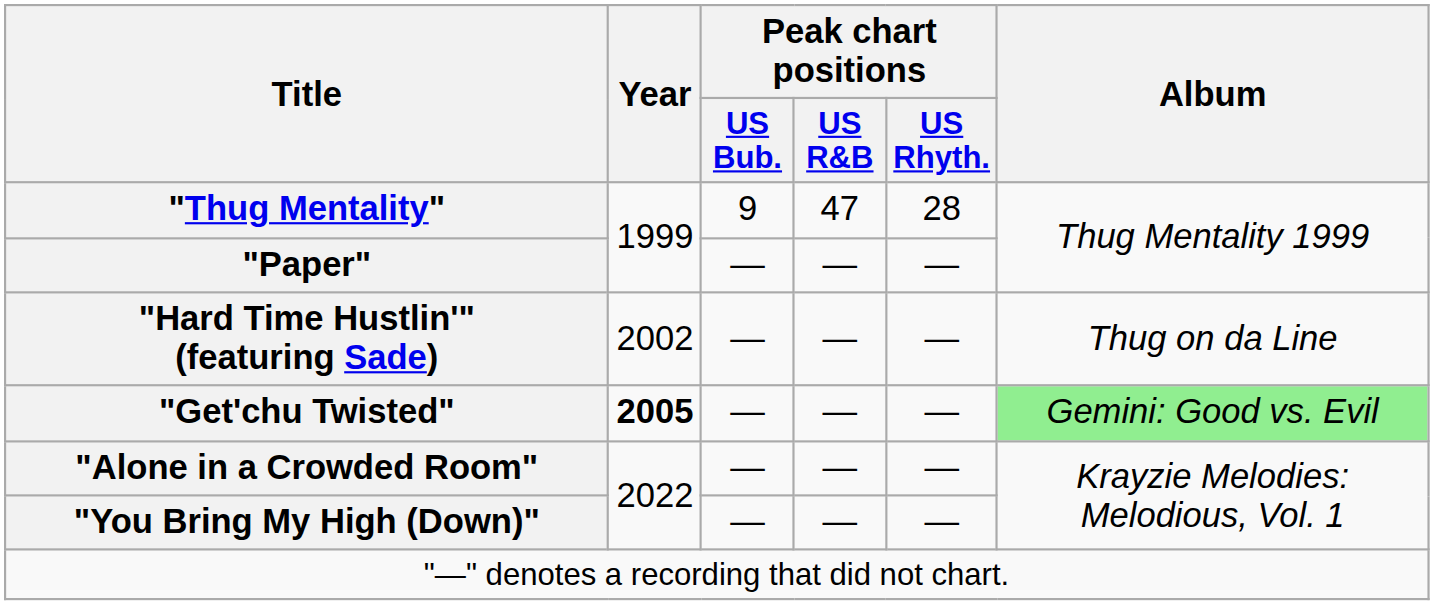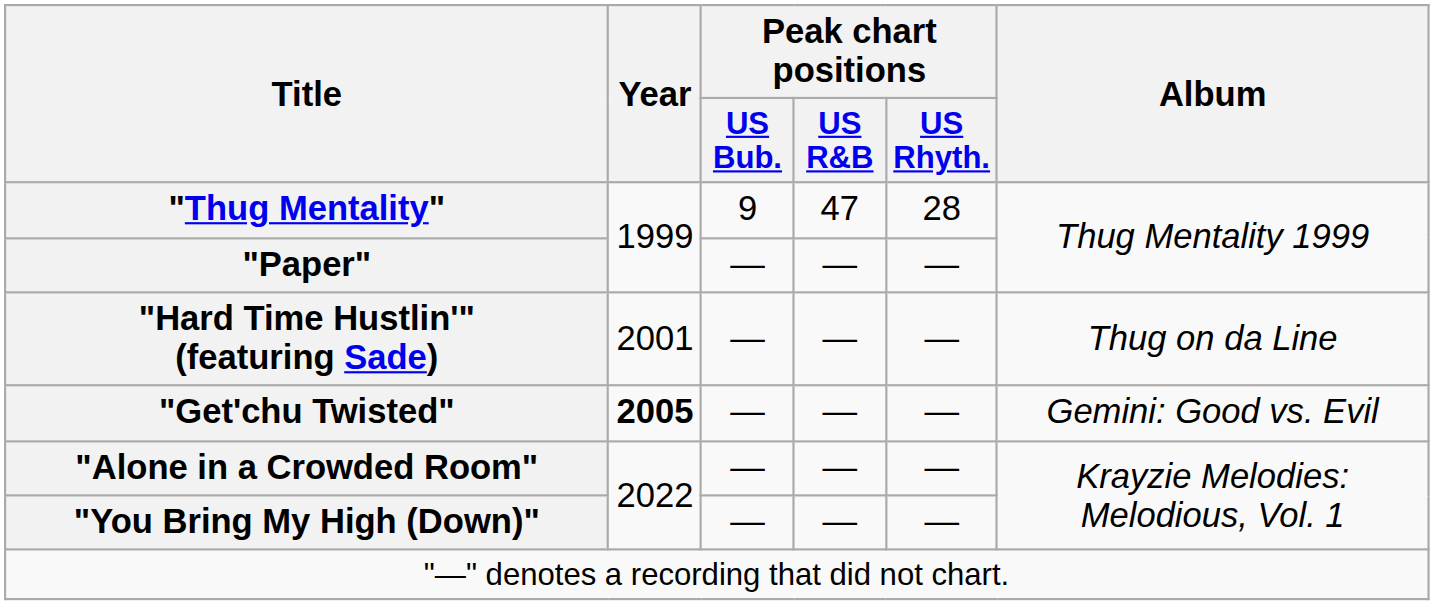(655, 338) 2002 -> (655, 338) 2001
(1213, 412) lightgreen background -> (1213, 412) no background
